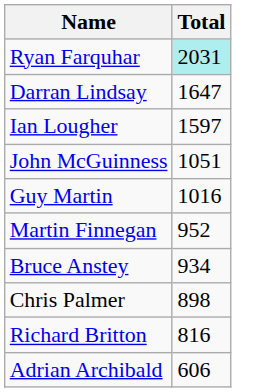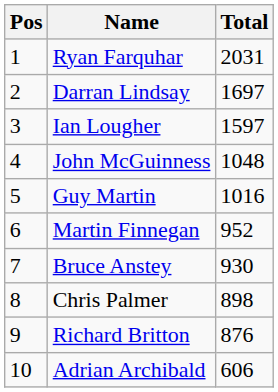+ column: (26, 21)
(199, 56) paleturquoise background -> (242, 56) no background
(199, 91) 1647 -> (242, 91) 1697
(199, 160) 1051 -> (242, 160) 1048
(194, 265) 934 -> (237, 265) 930
(194, 334) 816 -> (237, 334) 876
